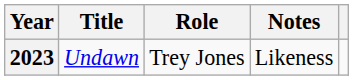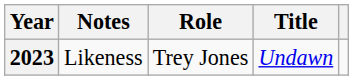columns swapped: (102, 22) <-> (294, 22)
